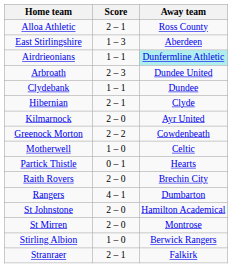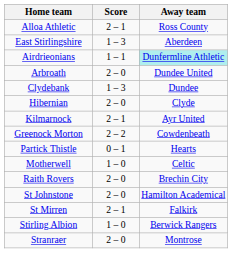(116, 73) 2 – 3 -> (116, 73) 2 – 0
(116, 88) 1 – 1 -> (116, 88) 1 – 3
(116, 103) 2 – 1 -> (116, 103) 2 – 0
(116, 118) 2 – 0 -> (116, 118) 2 – 1
rows swapped: (49, 149) <-> (49, 164)
- row: (49, 194)
(116, 225) 2 – 0 -> (116, 210) 2 – 1
(183, 225) Montrose -> (183, 210) Falkirk
(116, 255) 2 – 1 -> (116, 240) 2 – 0
(183, 255) Falkirk -> (183, 240) Montrose
